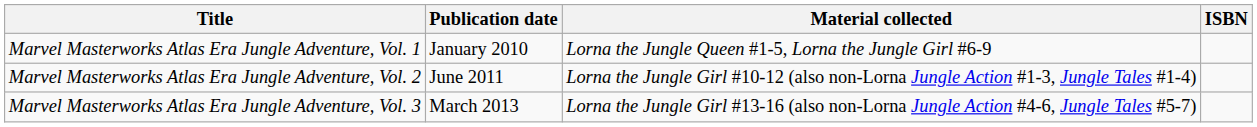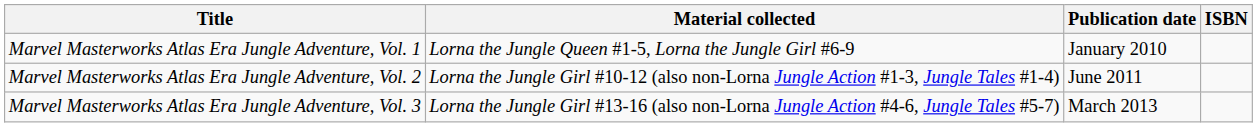columns swapped: (881, 19) <-> (494, 19)
